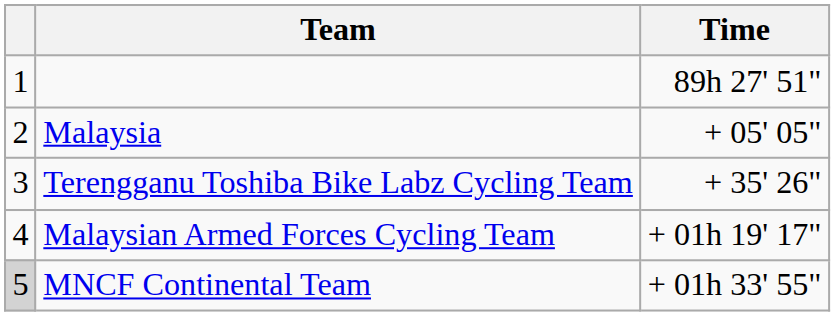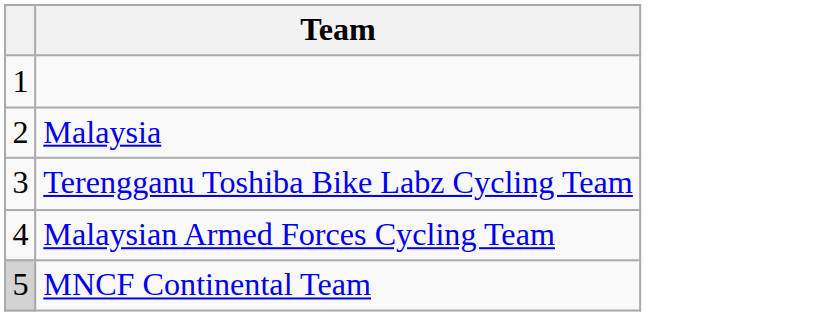- column: (735, 30)
